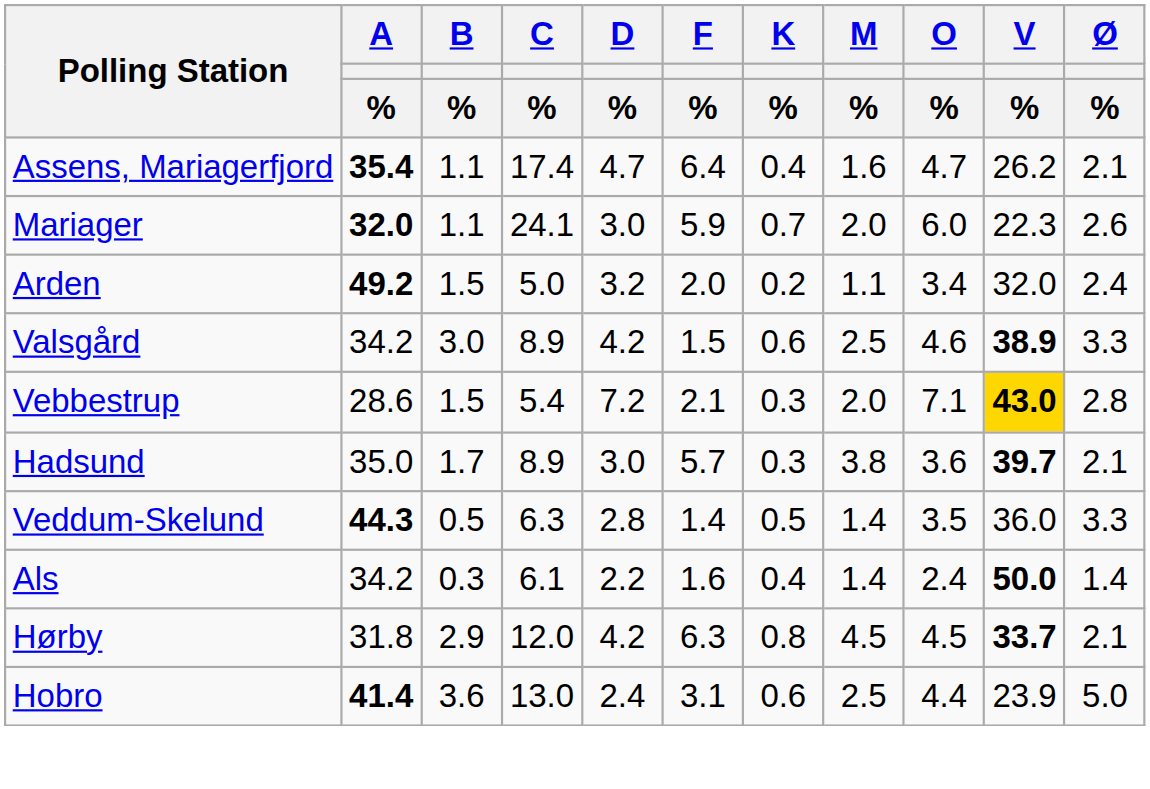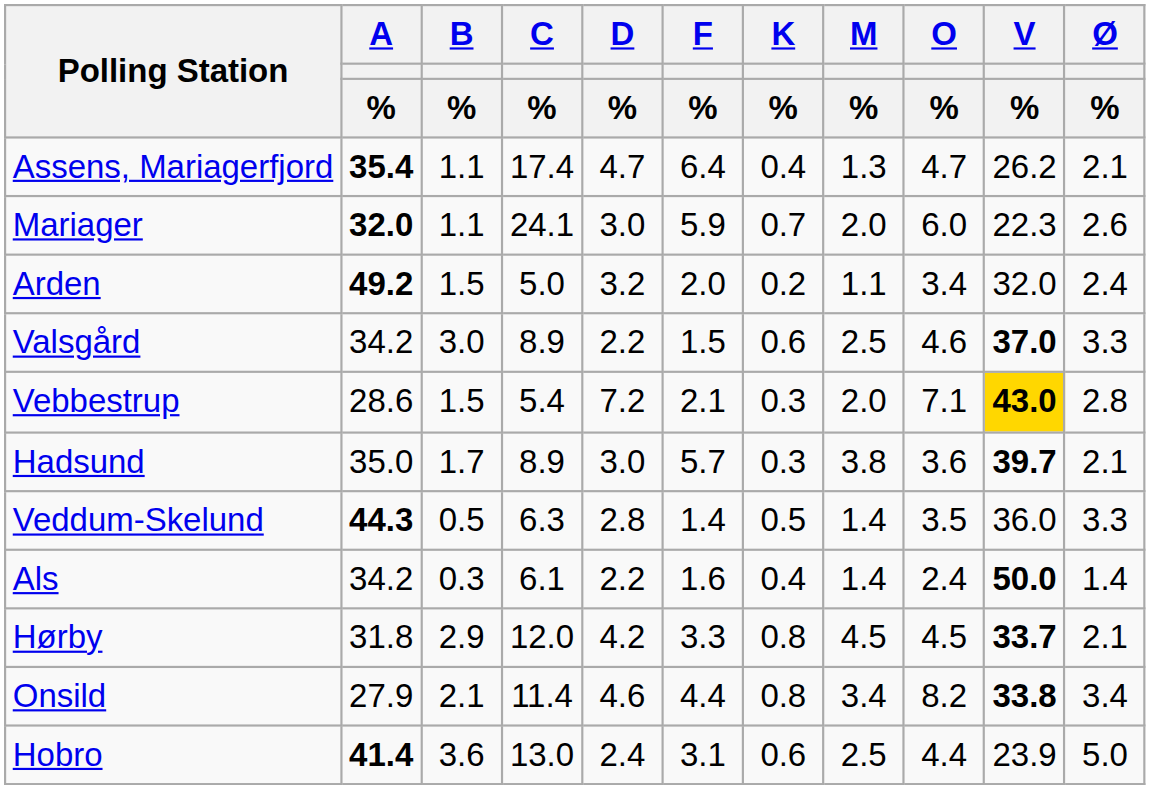(864, 166) 1.6 -> (864, 166) 1.3
(622, 343) 4.2 -> (622, 343) 2.2
(1025, 343) 38.9 -> (1025, 343) 37.0
(703, 636) 6.3 -> (703, 636) 3.3
+ row: (59, 695)
